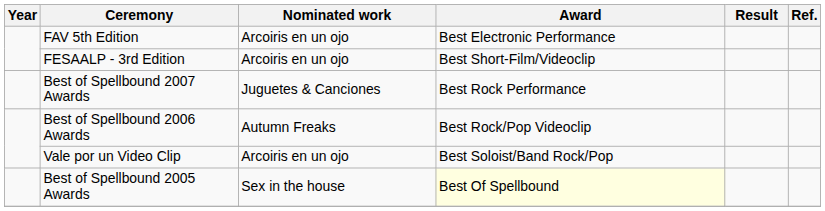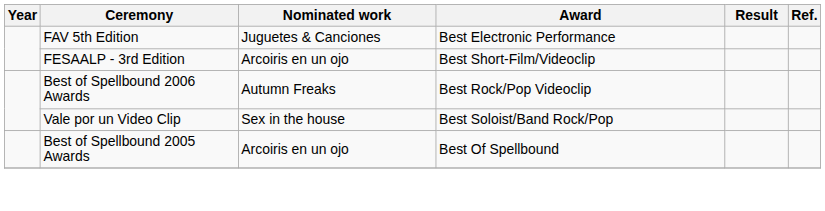(295, 37) Arcoiris en un ojo -> (311, 37) Juguetes & Canciones
- row: (119, 89)
(295, 157) Arcoiris en un ojo -> (293, 119) Sex in the house
(293, 187) Sex in the house -> (295, 149) Arcoiris en un ojo
(499, 187) lightyellow background -> (499, 149) no background
